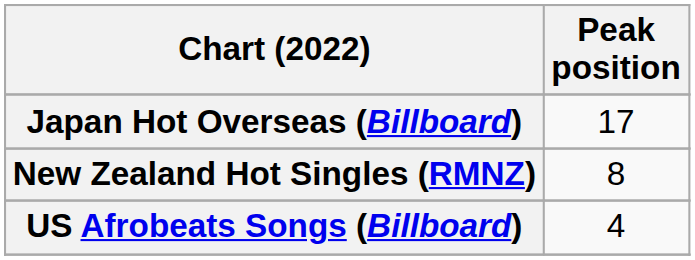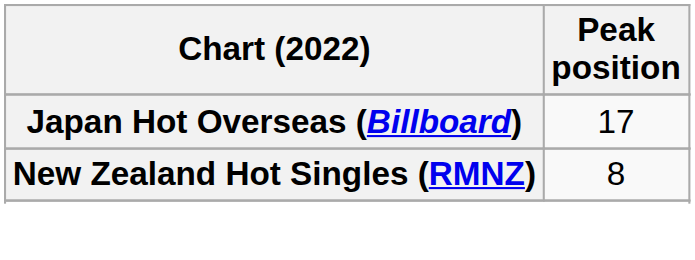- row: (274, 226)
